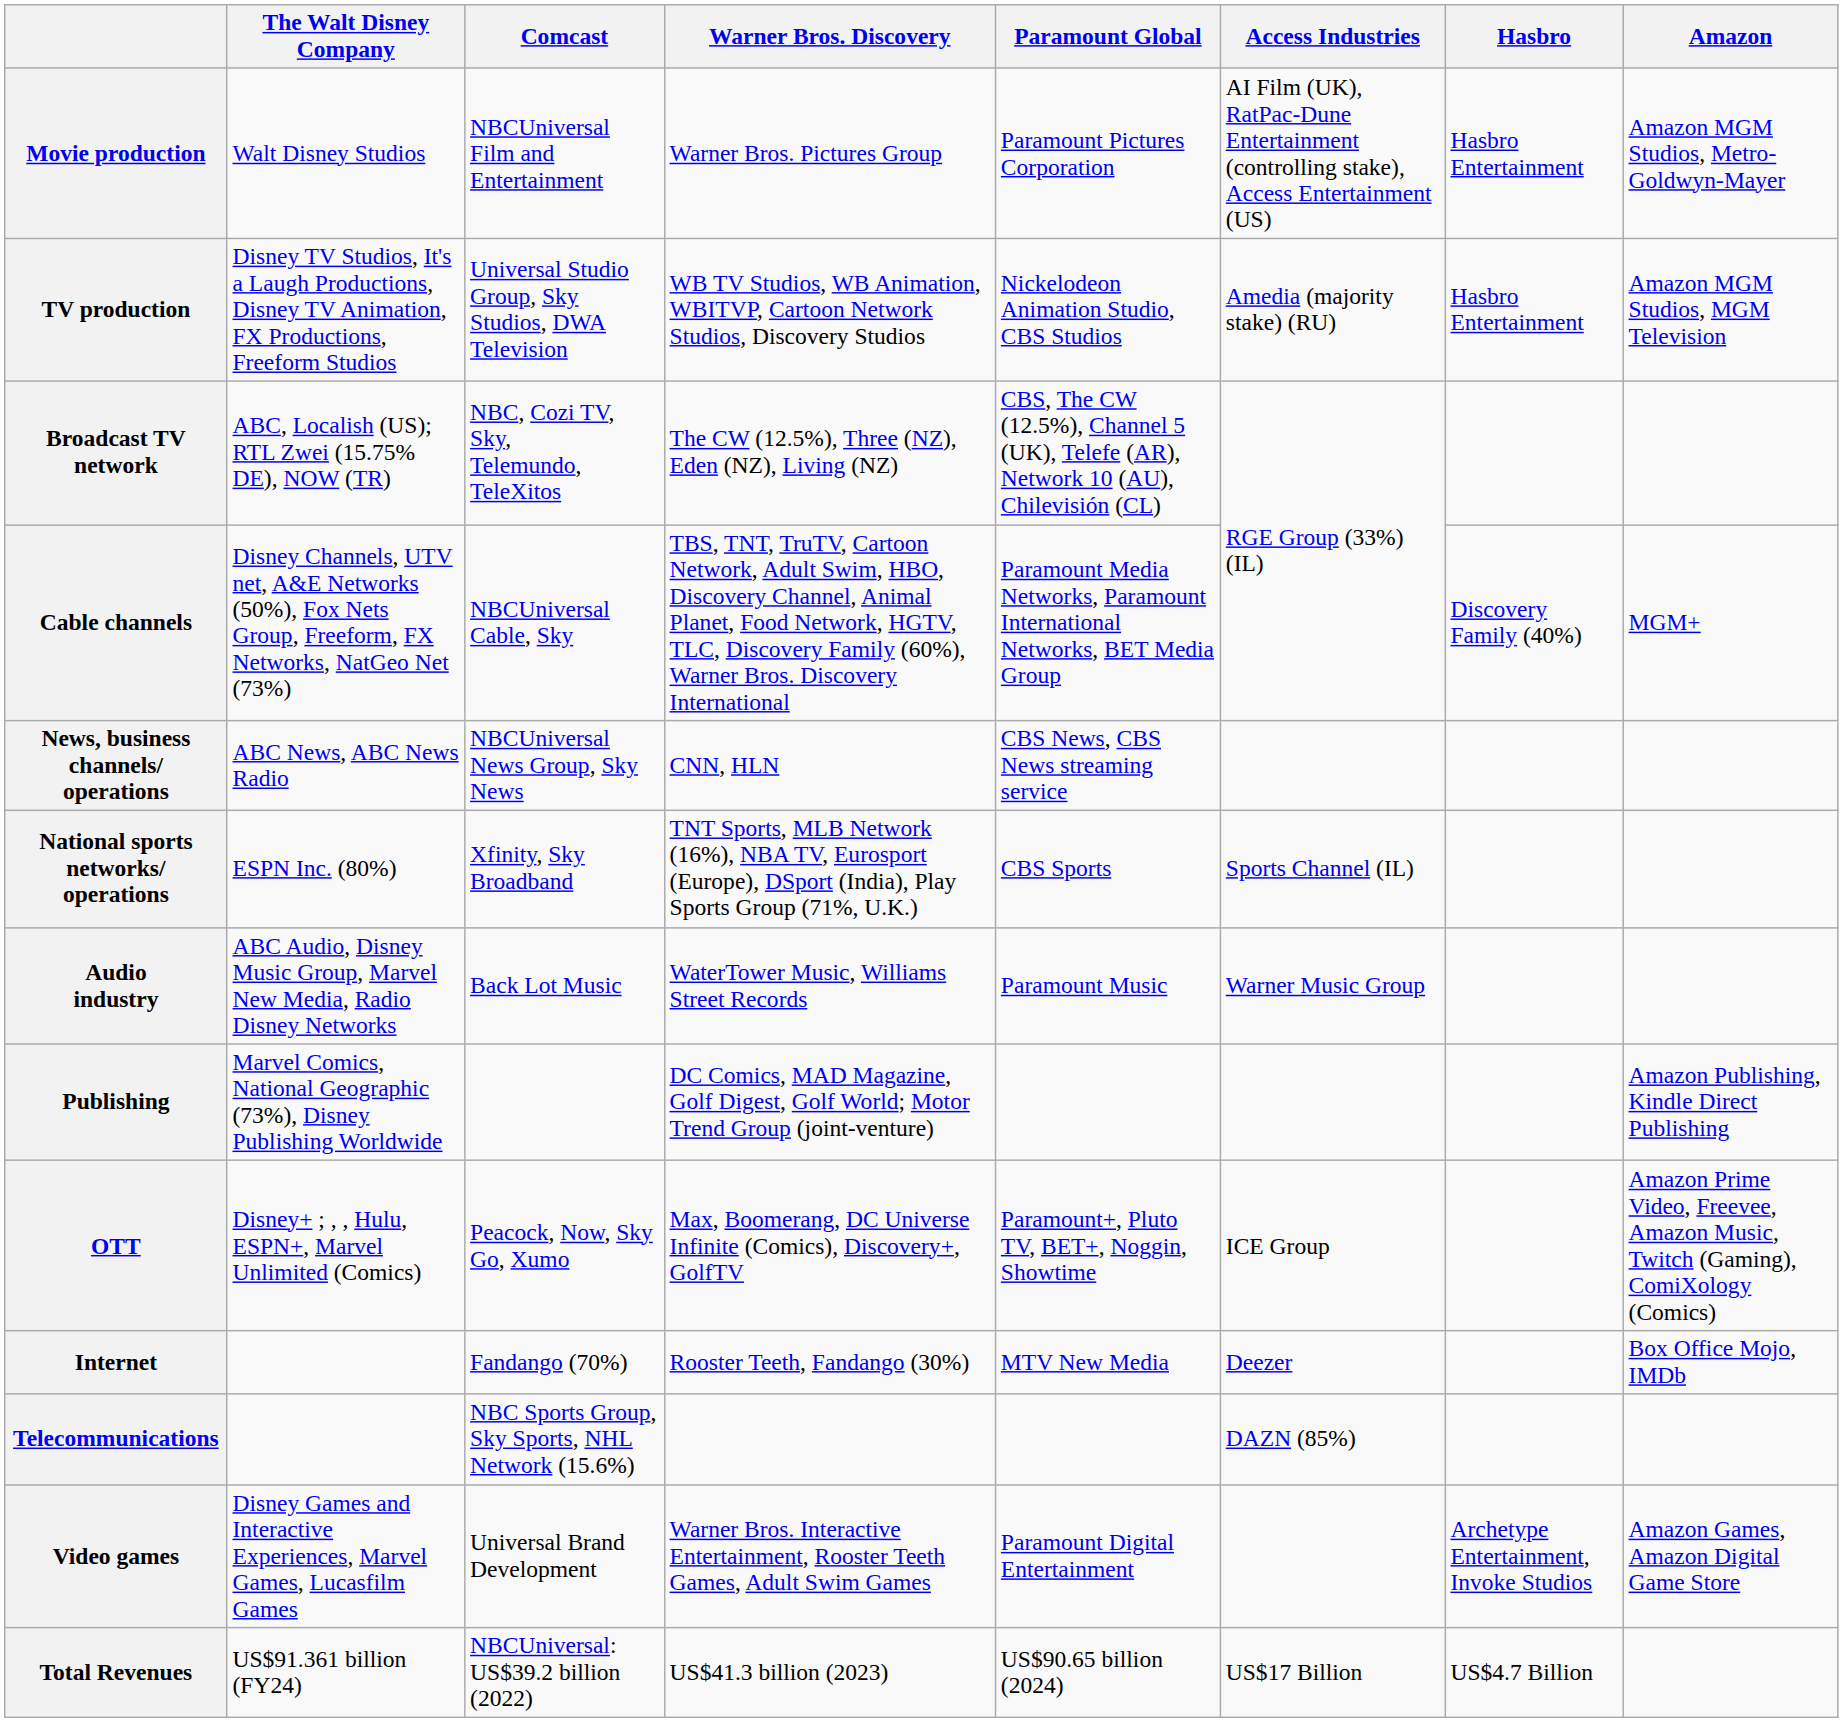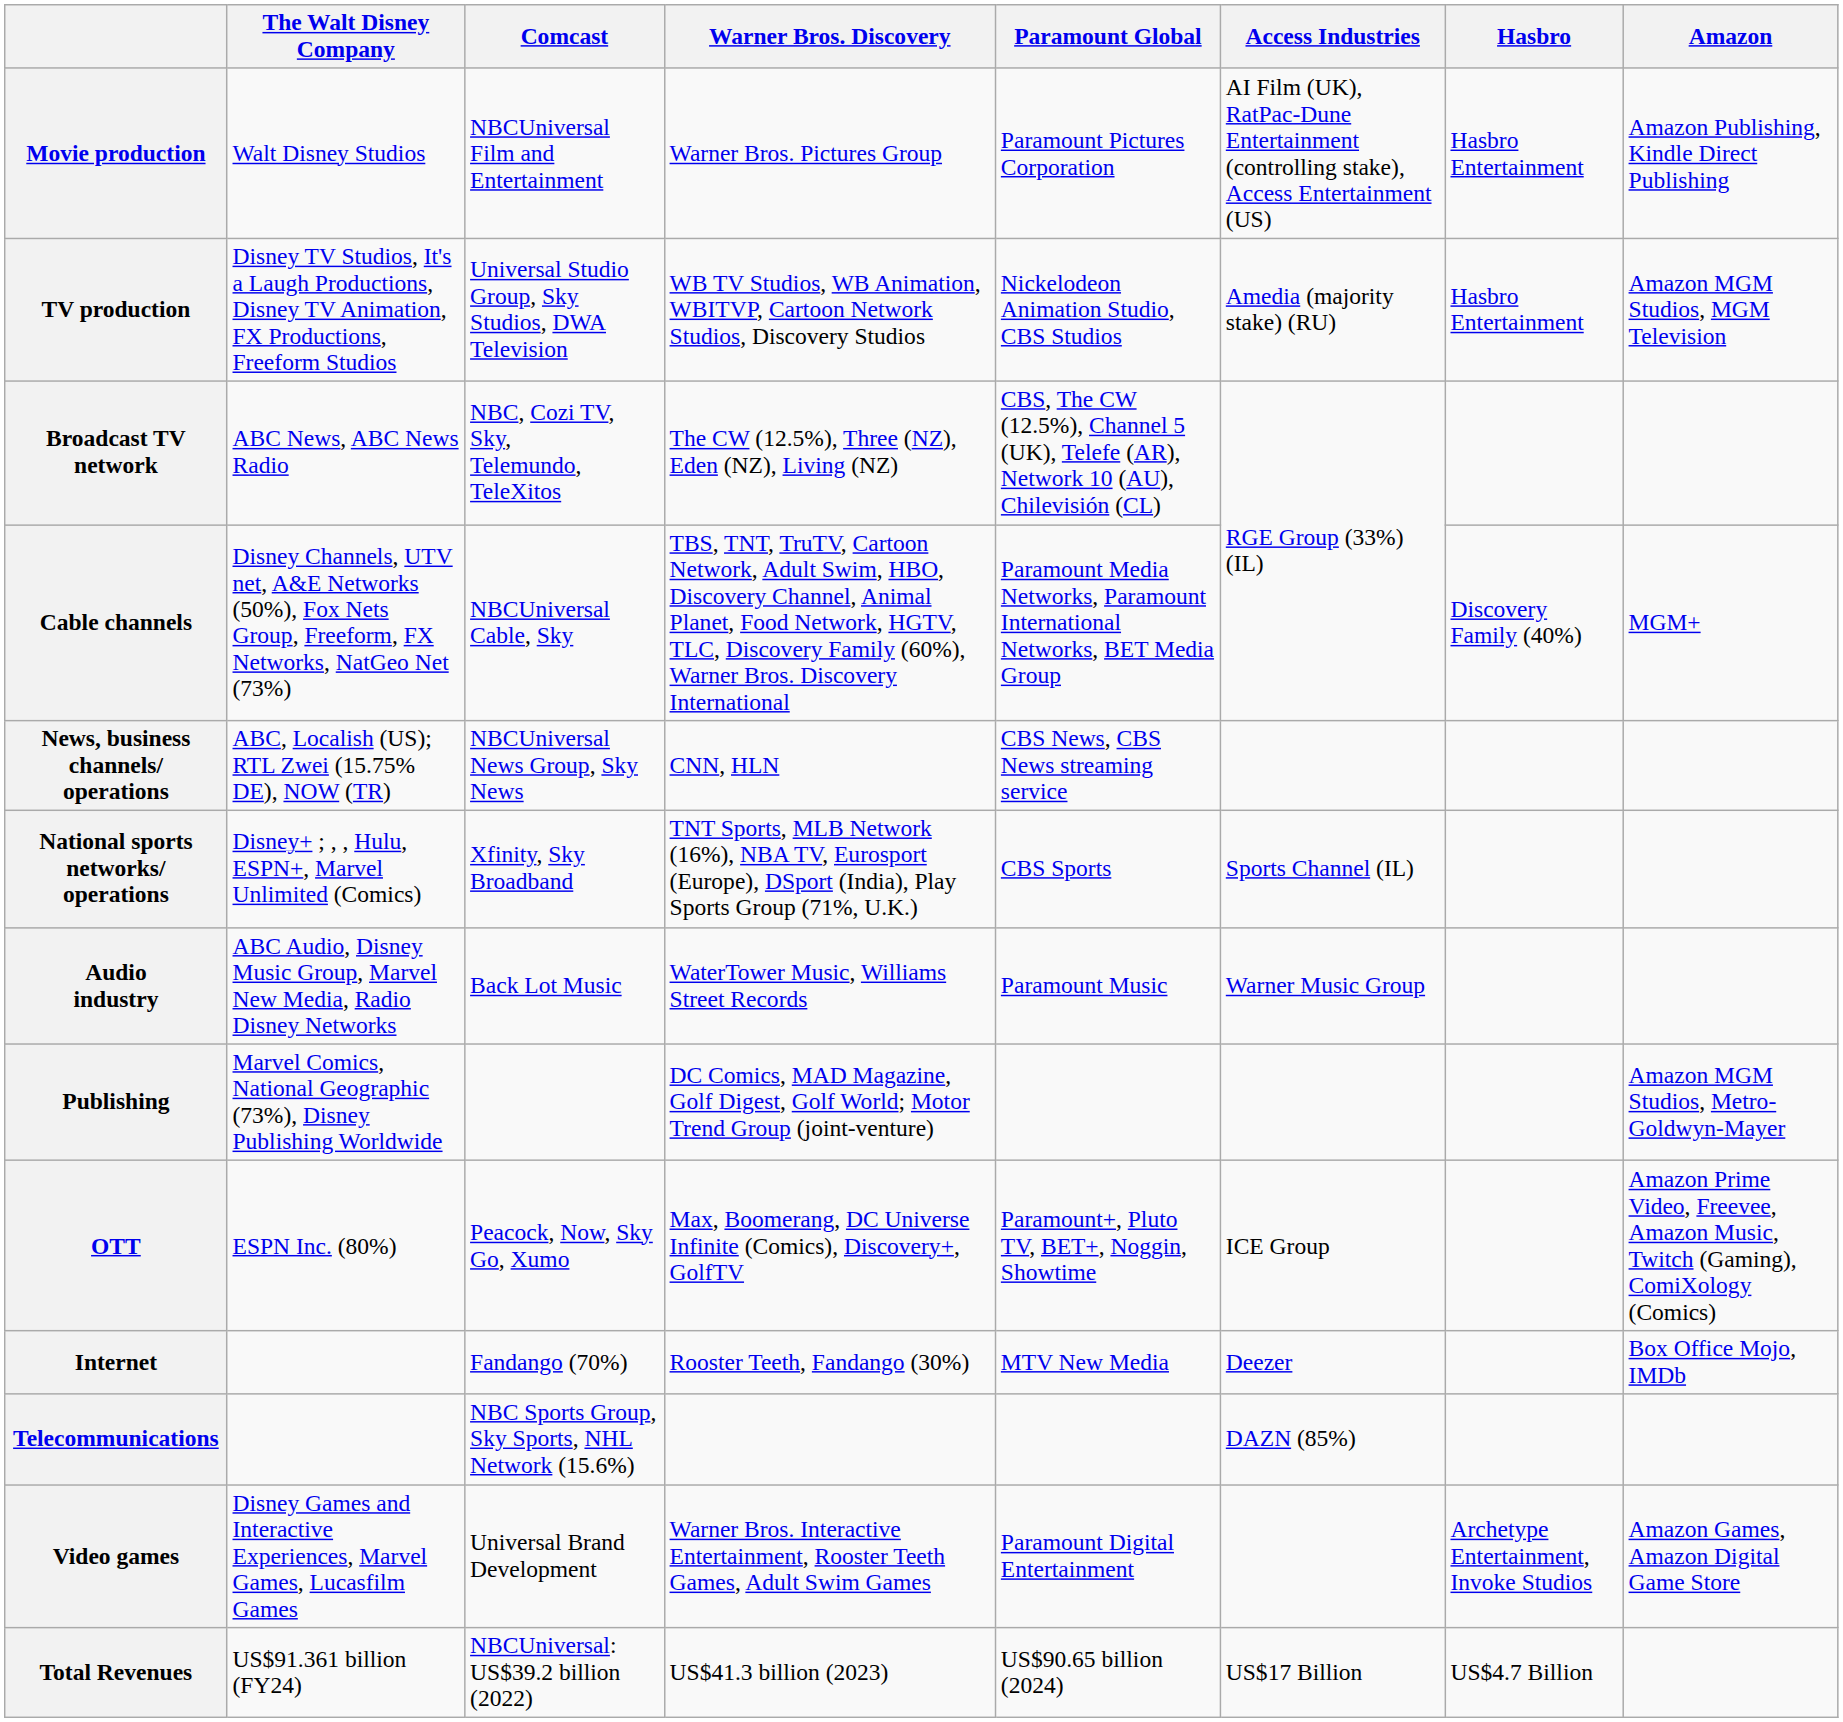(1707, 153) Amazon MGM Studios, Metro-Goldwyn-Mayer -> (1725, 153) Amazon Publishing, Kindle Direct Publishing
(332, 452) ABC, Localish (US); RTL Zwei (15.75% DE), NOW (TR) -> (346, 452) ABC News, ABC News Radio
(346, 765) ABC News, ABC News Radio -> (332, 765) ABC, Localish (US); RTL Zwei (15.75% DE), NOW (TR)
(315, 868) ESPN Inc. (80%) -> (327, 868) Disney+ ; , , Hulu, ESPN+, Marvel Unlimited (Comics)
(1725, 1102) Amazon Publishing, Kindle Direct Publishing -> (1707, 1102) Amazon MGM Studios, Metro-Goldwyn-Mayer
(327, 1245) Disney+ ; , , Hulu, ESPN+, Marvel Unlimited (Comics) -> (315, 1245) ESPN Inc. (80%)
